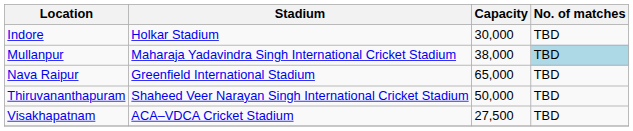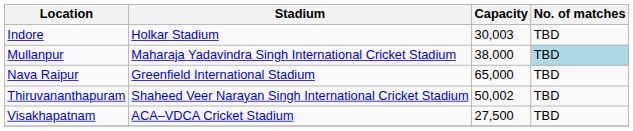(494, 34) 30,000 -> (494, 34) 30,003
(494, 95) 50,000 -> (494, 95) 50,002
